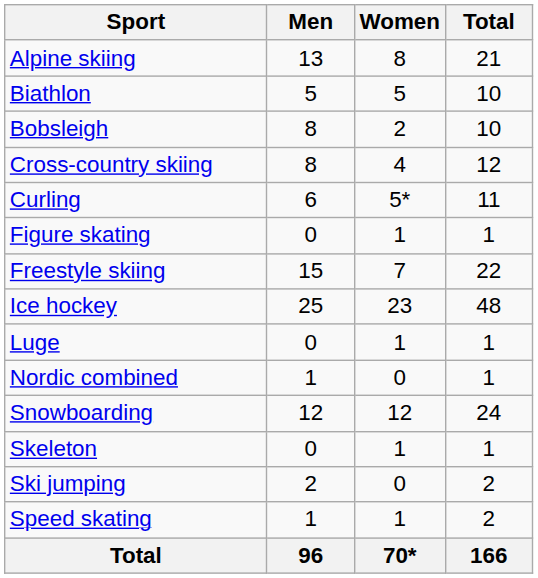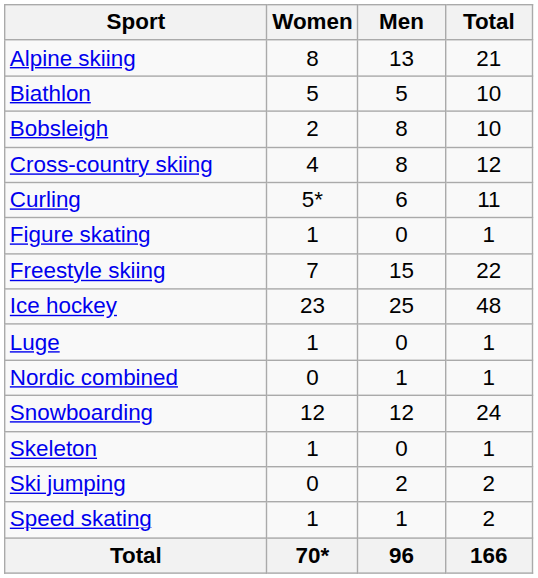columns swapped: (311, 22) <-> (400, 22)
